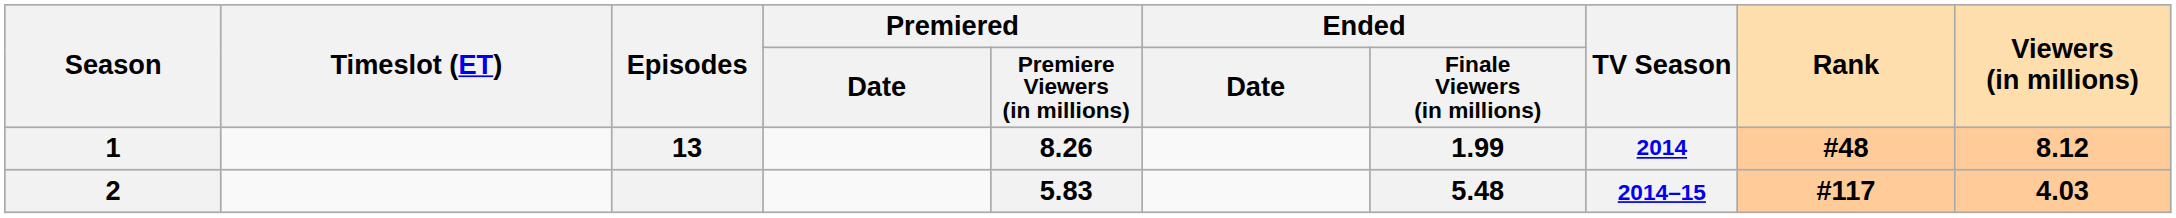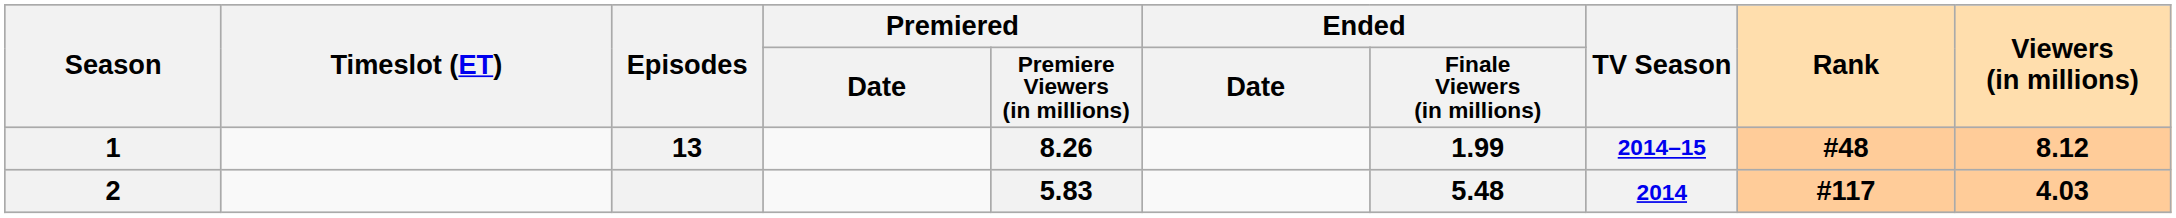(1662, 148) 2014 -> (1662, 148) 2014–15
(1662, 191) 2014–15 -> (1662, 191) 2014
